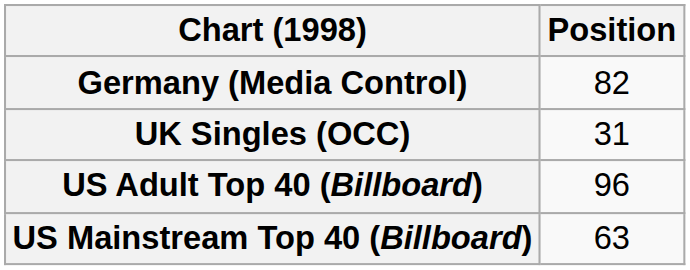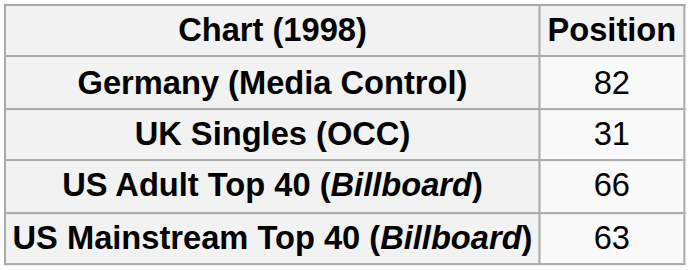(612, 185) 96 -> (612, 185) 66
